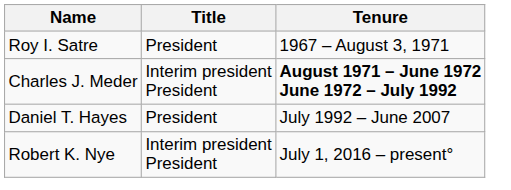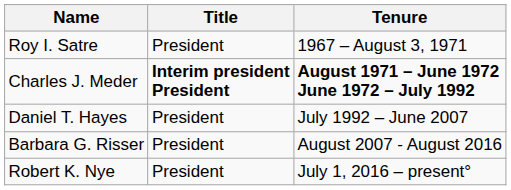(209, 81) normal -> (221, 81) bold
+ row: (76, 144)
(209, 154) Interim president President -> (188, 171) President
